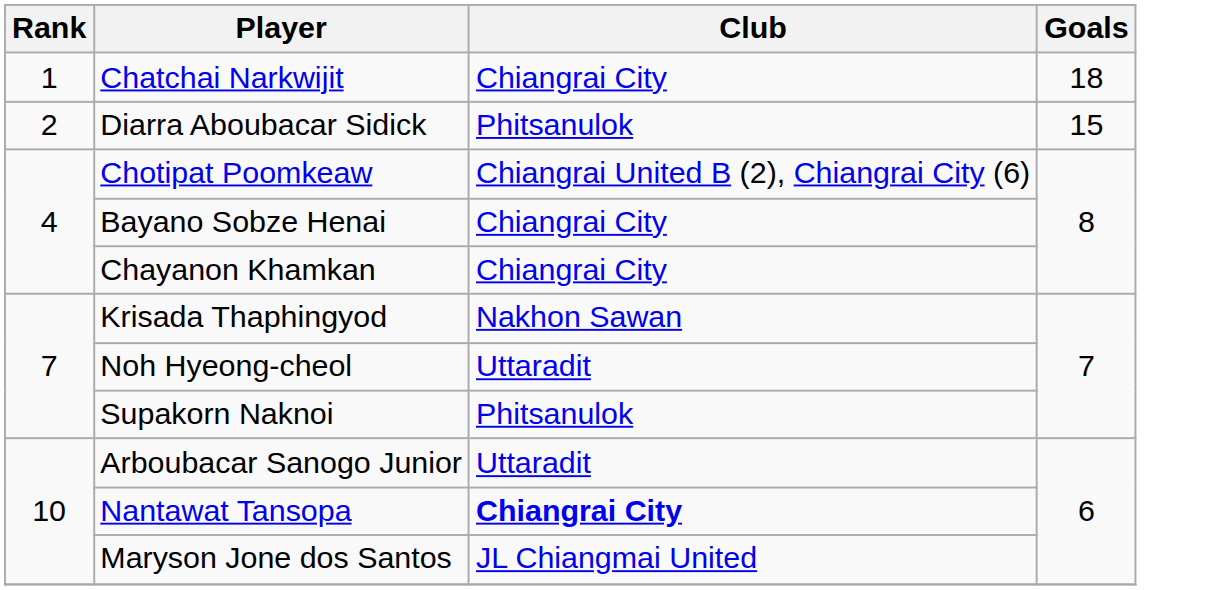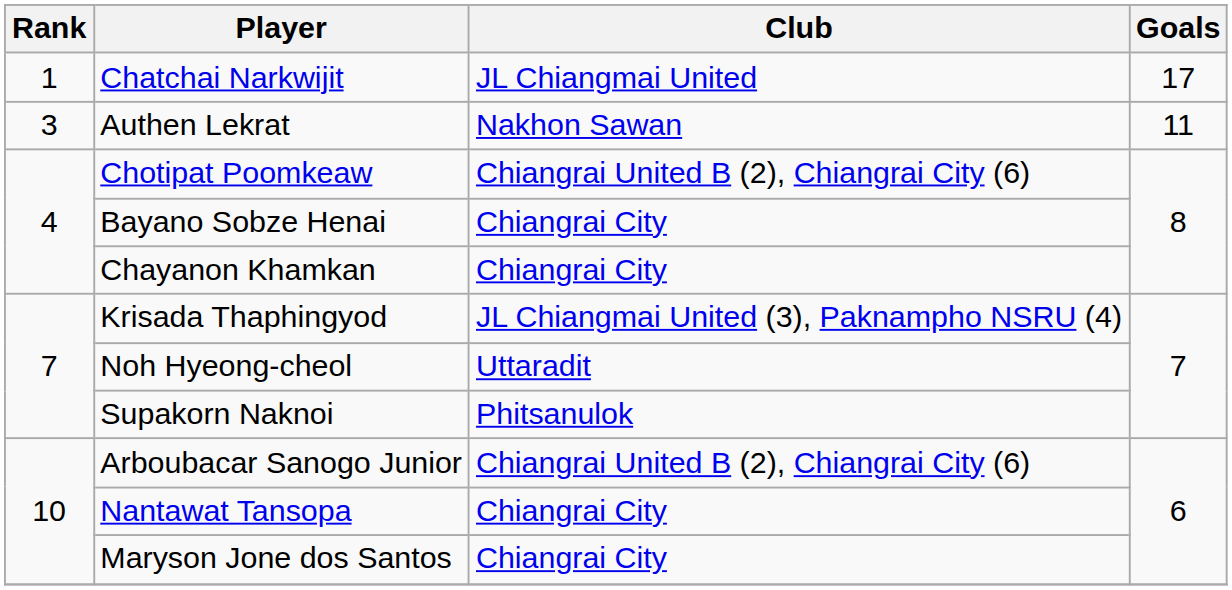(571, 76) Chiangrai City -> (617, 76) JL Chiangmai United
(1086, 76) 18 -> (1178, 76) 17
- row: (263, 125)
+ row: (195, 125)
(579, 317) Nakhon Sawan -> (799, 317) JL Chiangmai United (3), Paknampho NSRU (4)
(533, 462) Uttaradit -> (753, 462) Chiangrai United B (2), Chiangrai City (6)
(579, 510) bold -> (571, 510) normal
(617, 558) JL Chiangmai United -> (571, 558) Chiangrai City
